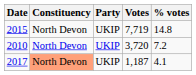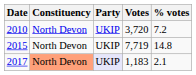rows swapped: (17, 45) <-> (17, 29)
(108, 62) no background -> (108, 62) lavender background
(137, 62) 1,187 -> (137, 62) 1,183
(160, 62) 4.1 -> (160, 62) 2.1
